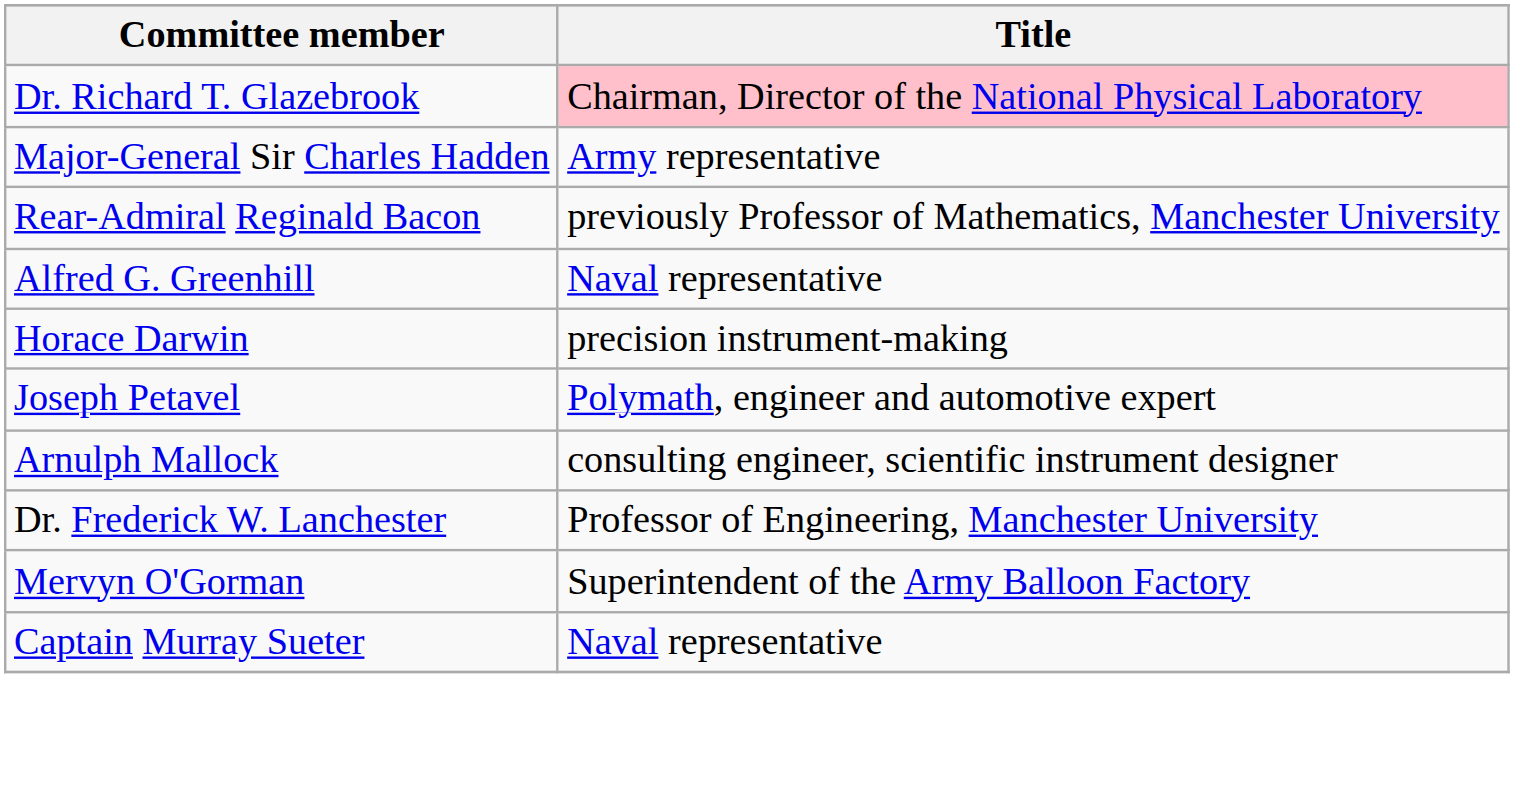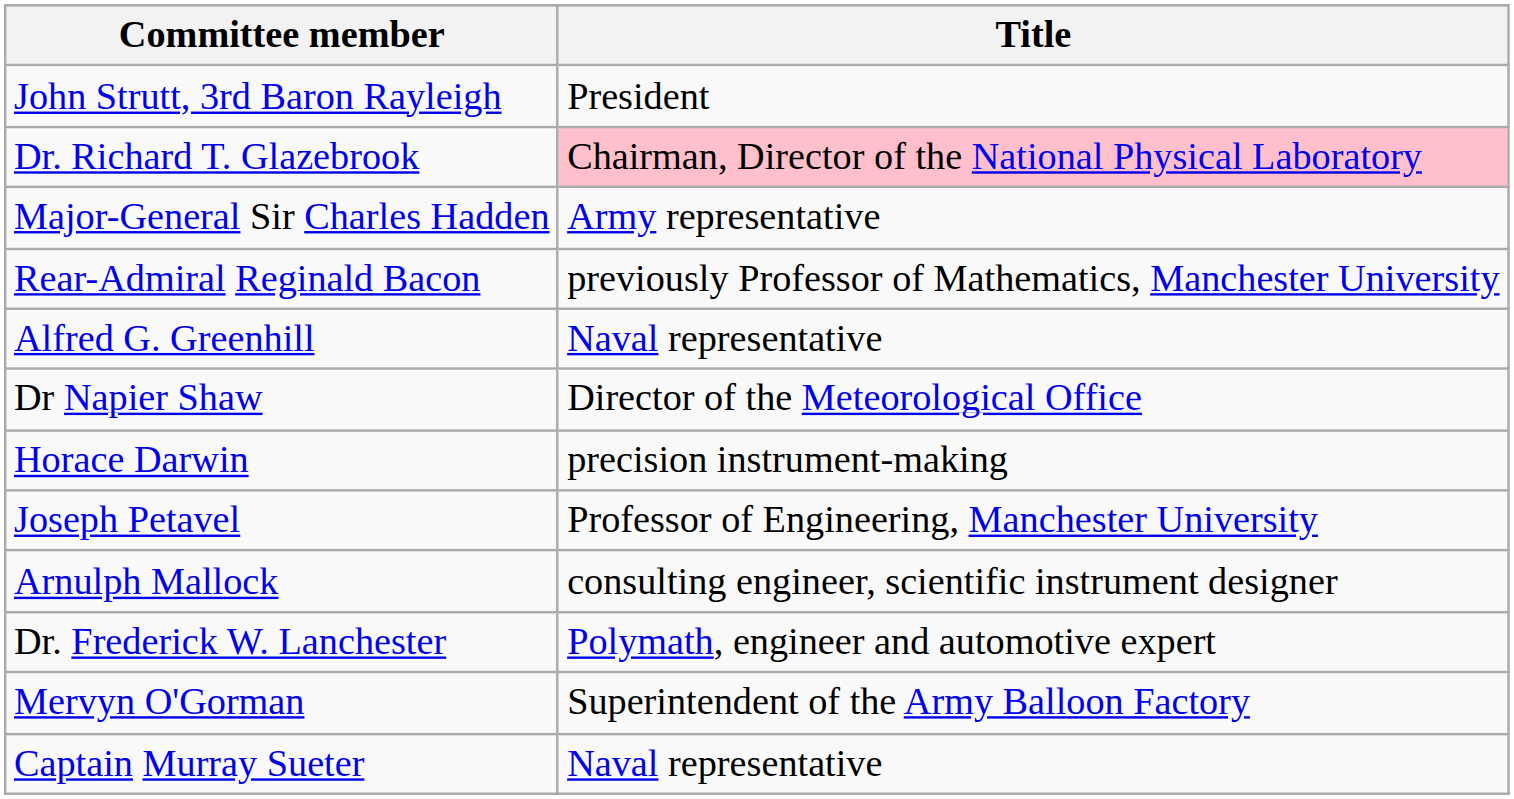+ row: (258, 95)
+ row: (138, 398)
(892, 398) Polymath, engineer and automotive expert -> (943, 519) Professor of Engineering, Manchester University
(943, 519) Professor of Engineering, Manchester University -> (892, 641) Polymath, engineer and automotive expert
